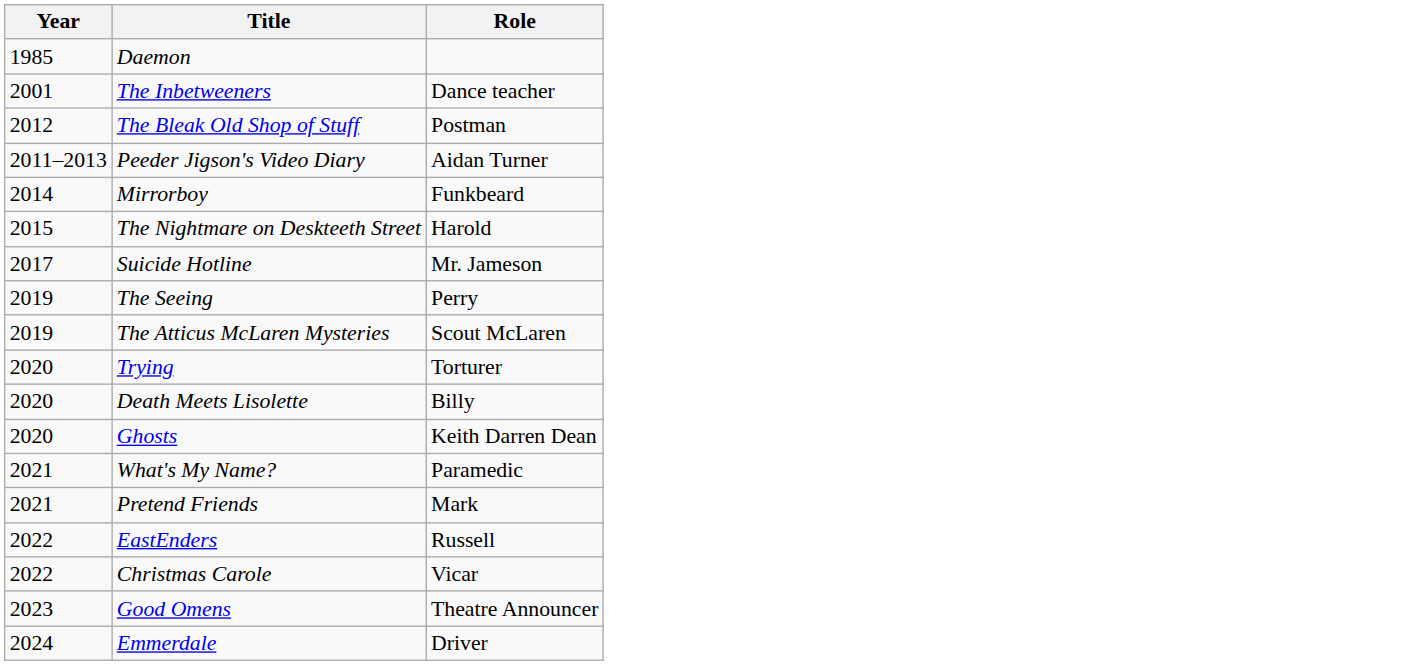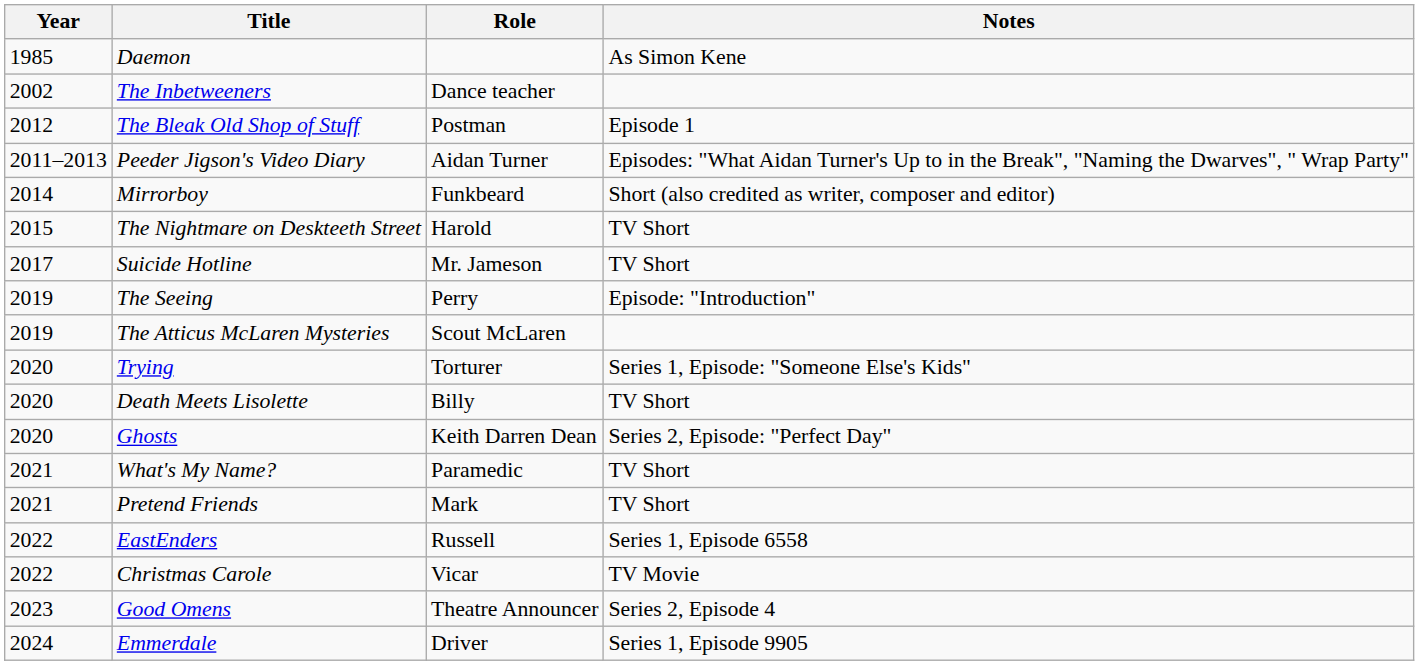+ column: (1009, 21)
(31, 90) 2001 -> (31, 90) 2002
